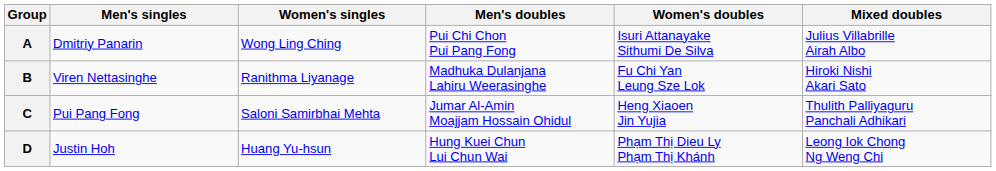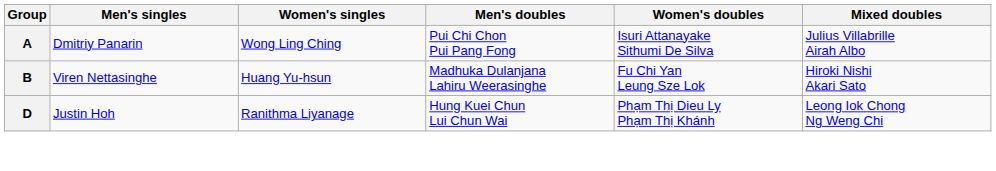(298, 78) Ranithma Liyanage -> (286, 78) Huang Yu-hsun
- row: (27, 114)
(286, 149) Huang Yu-hsun -> (298, 114) Ranithma Liyanage
